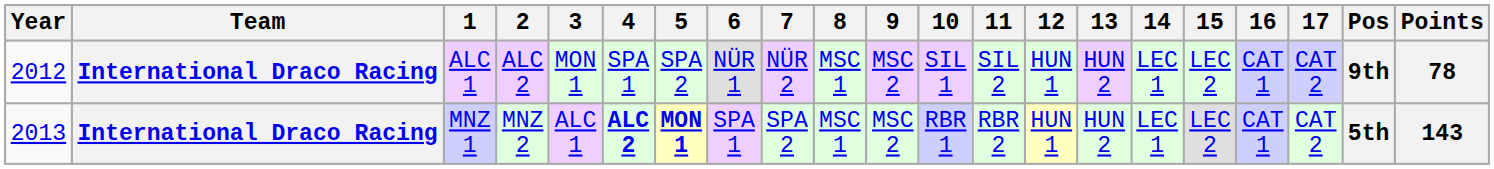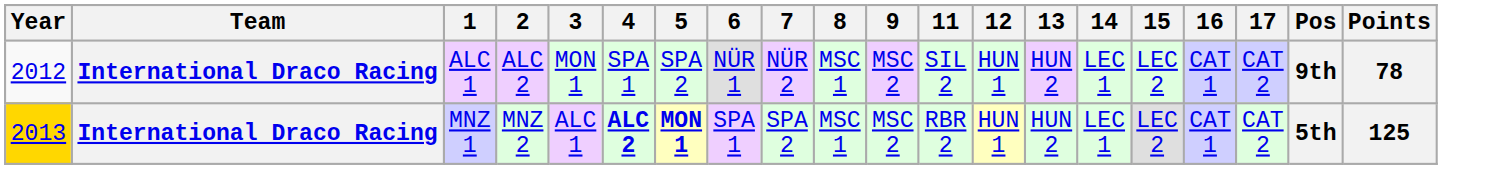- column: (946, 23)
(38, 134) no background -> (38, 134) gold background
(1442, 134) 143 -> (1389, 134) 125
